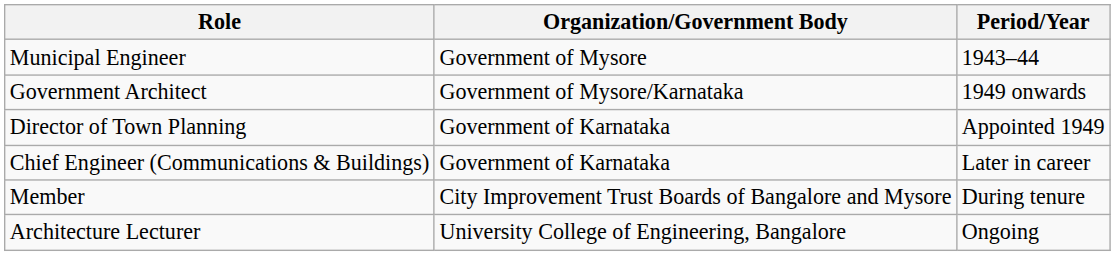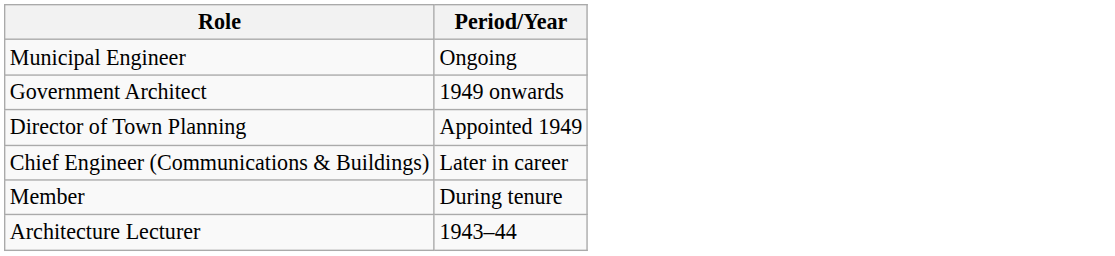- column: (695, 22)
(1000, 57) 1943–44 -> (478, 57) Ongoing
(1000, 232) Ongoing -> (478, 232) 1943–44
